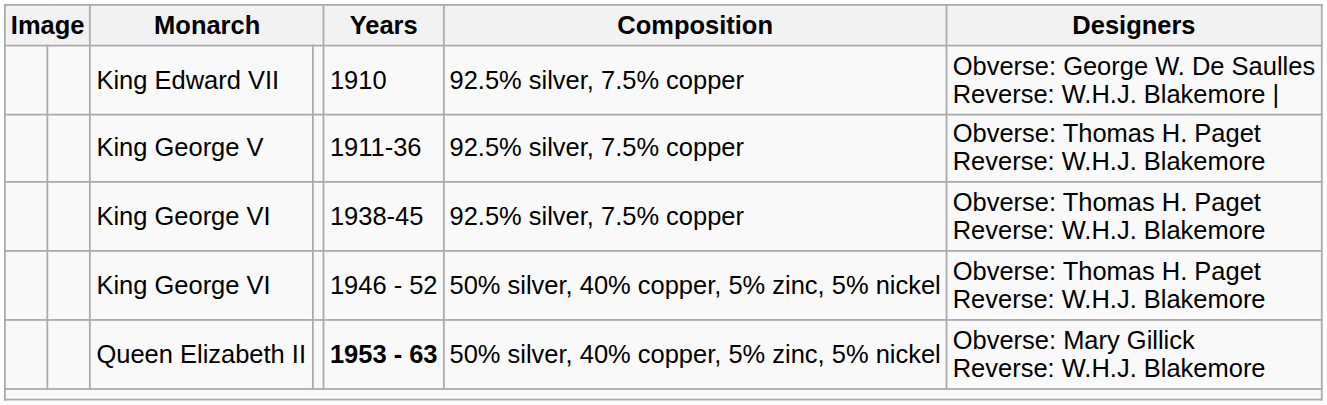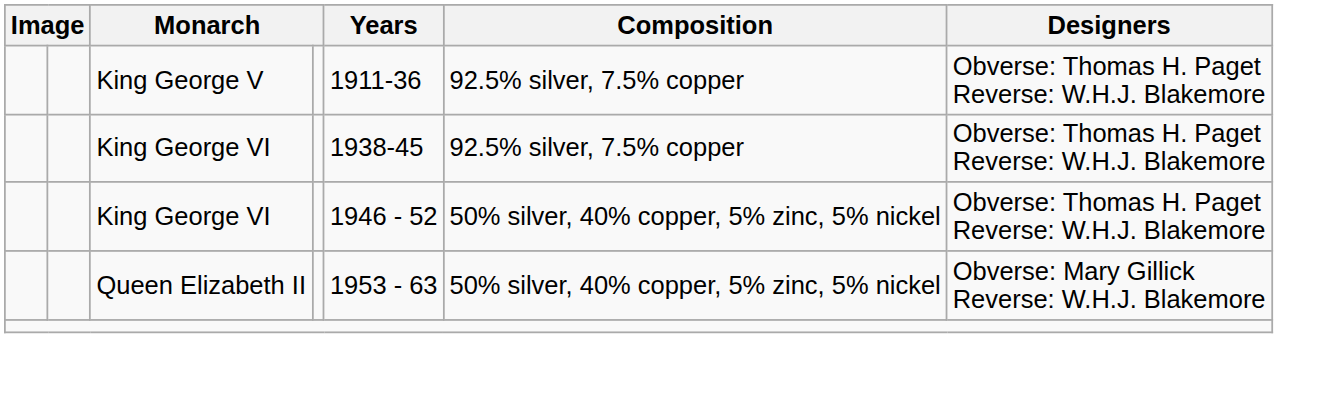- row: (26, 80)
(384, 354) bold -> (384, 286) normal
